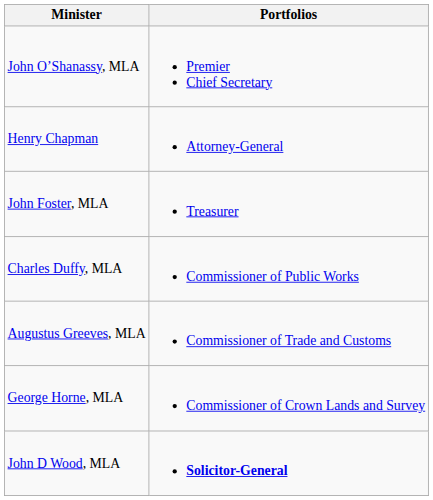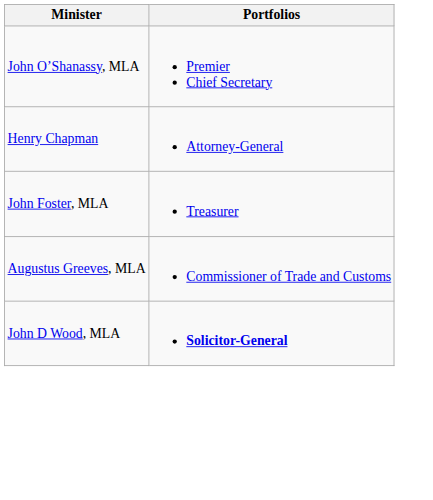- row: (65, 268)
- row: (65, 398)
